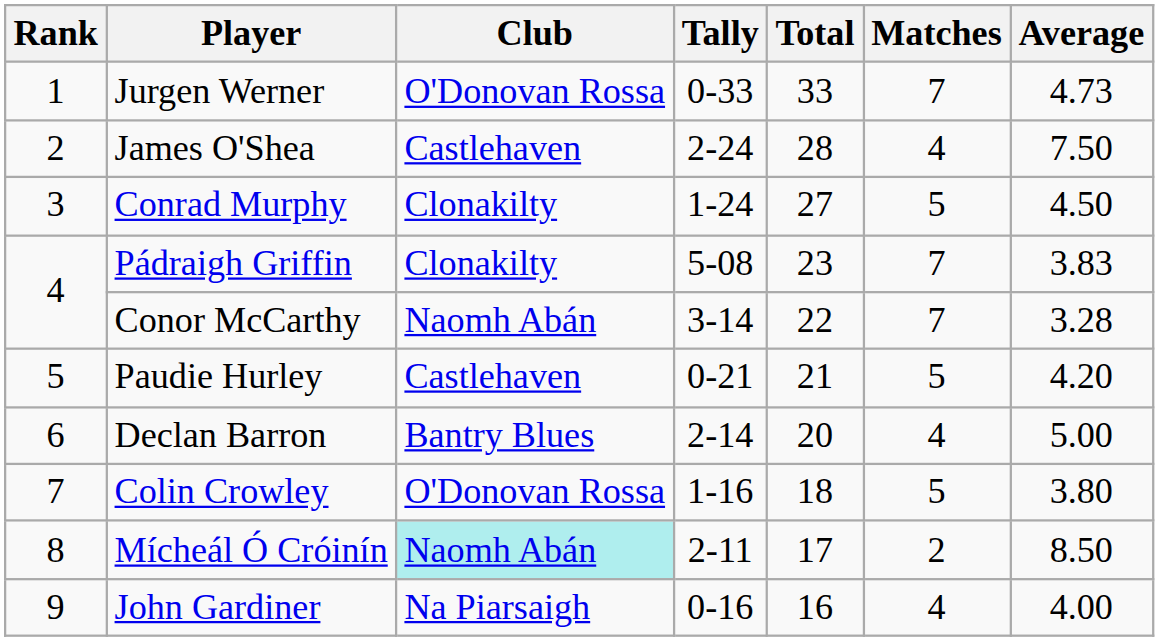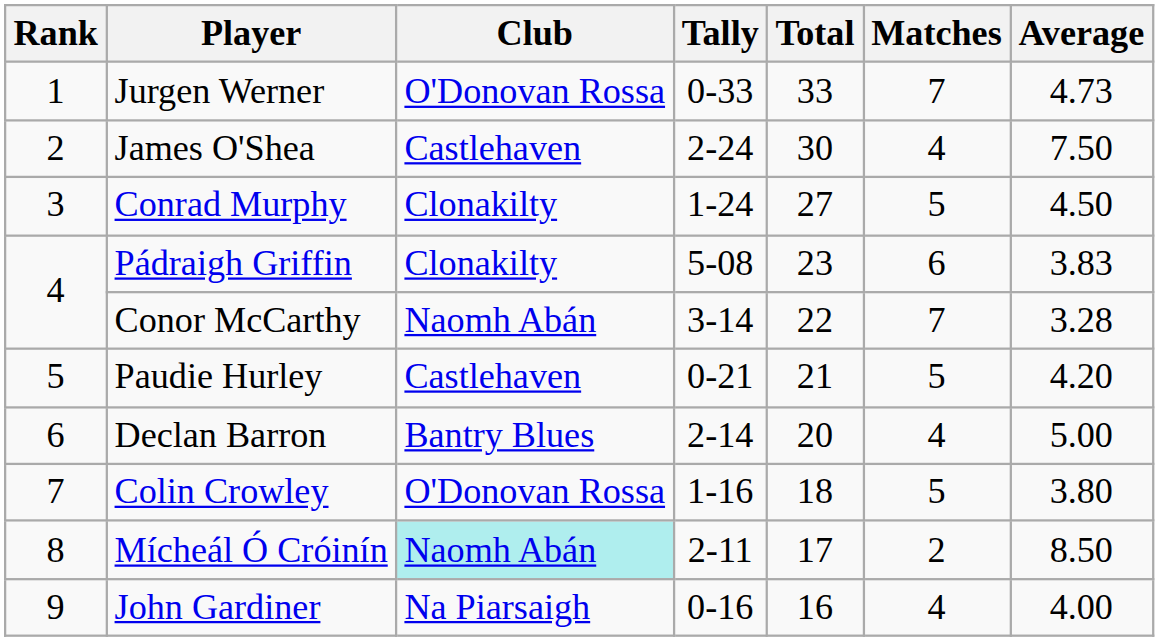(815, 147) 28 -> (815, 147) 30
(936, 262) 7 -> (936, 262) 6
